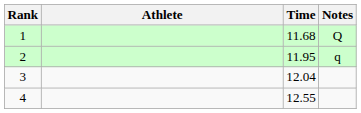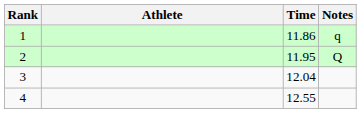(301, 35) 11.68 -> (301, 35) 11.86
(338, 35) Q -> (338, 35) q
(338, 56) q -> (338, 56) Q
